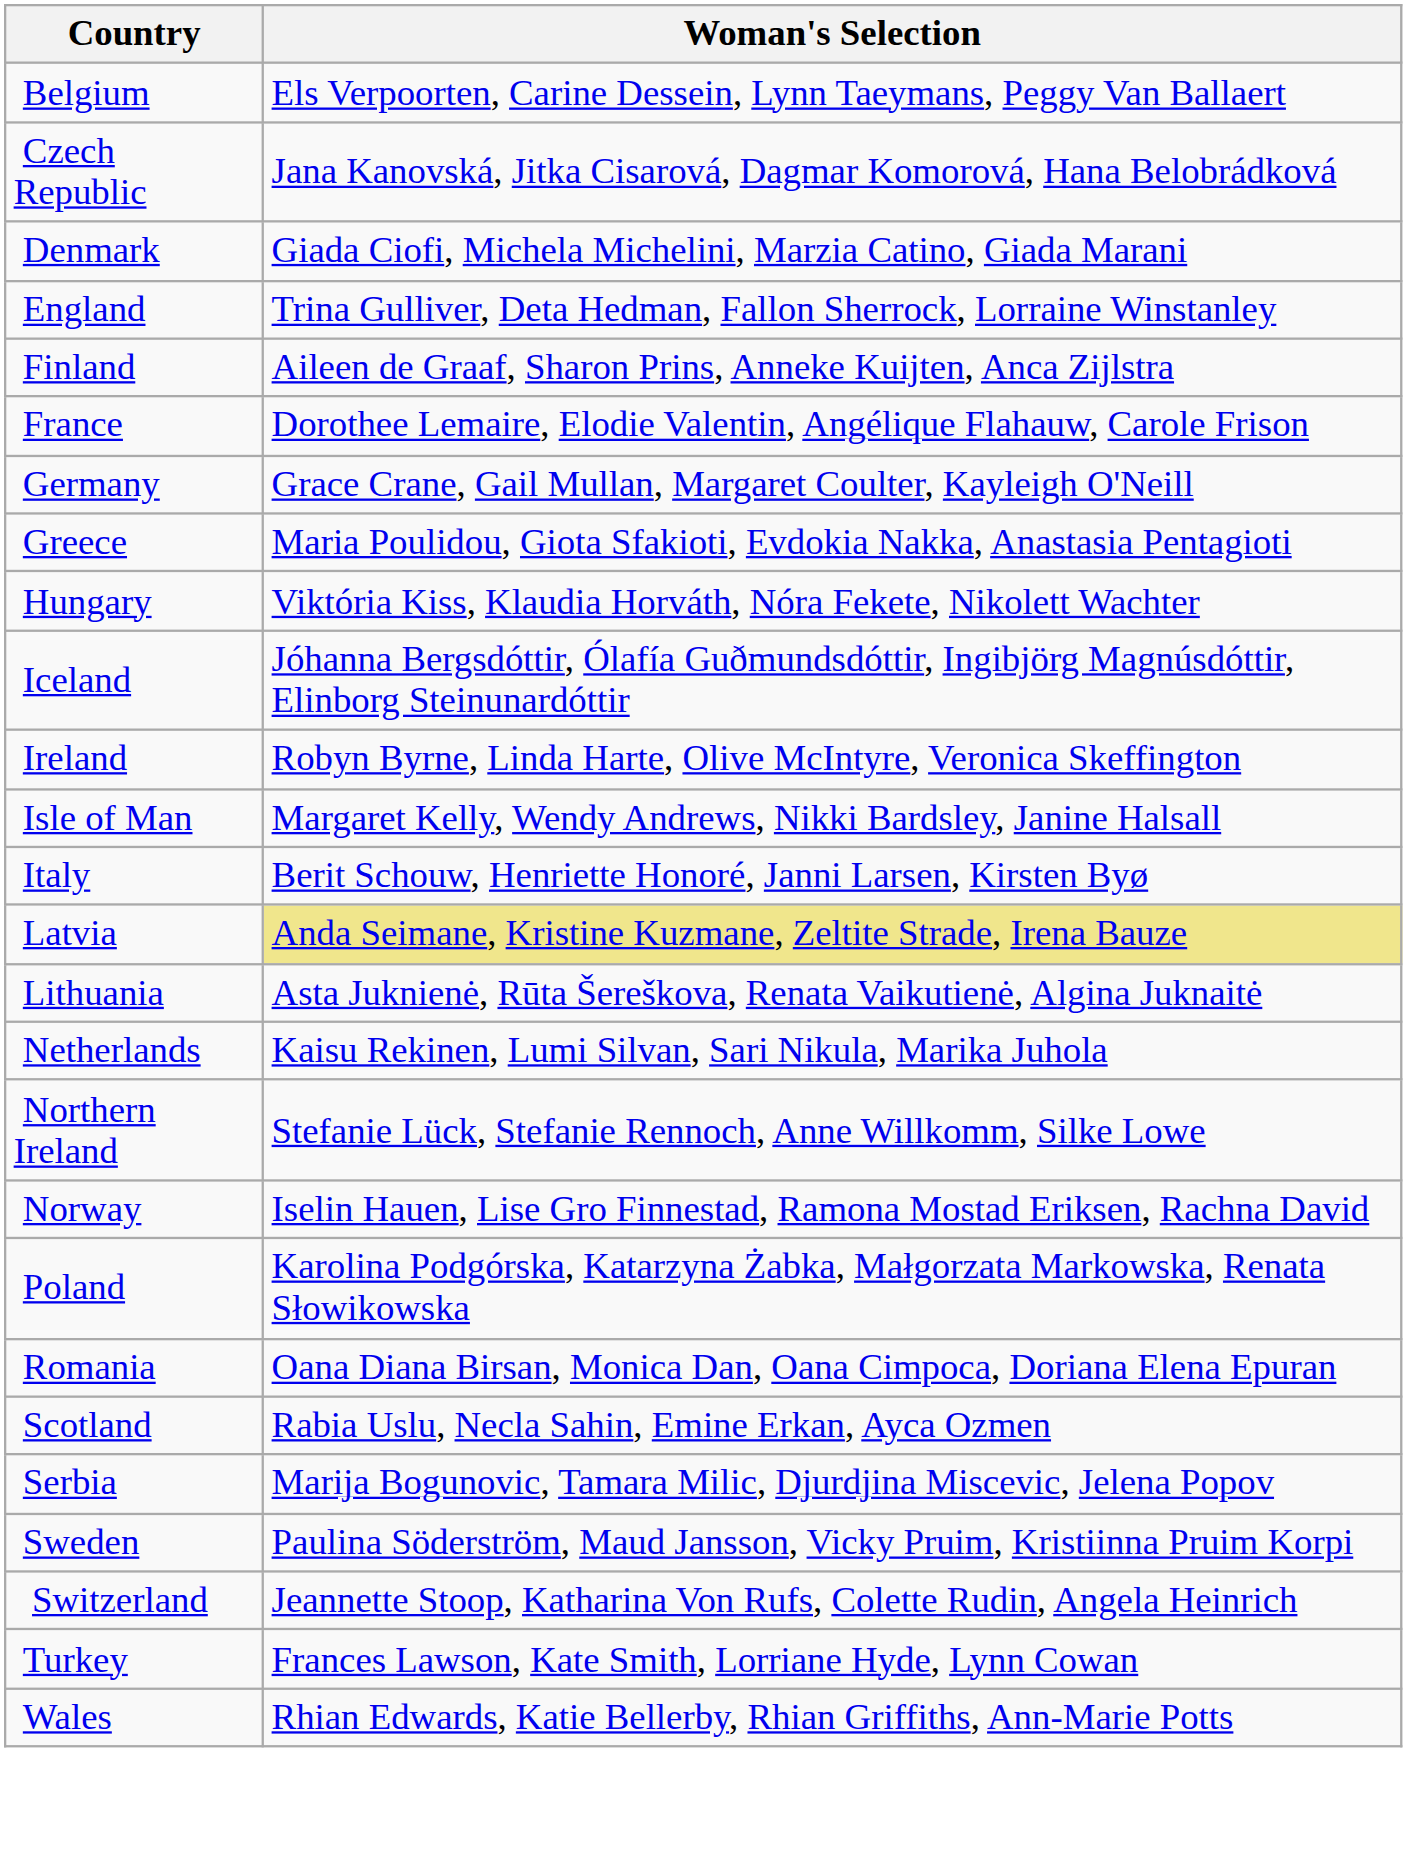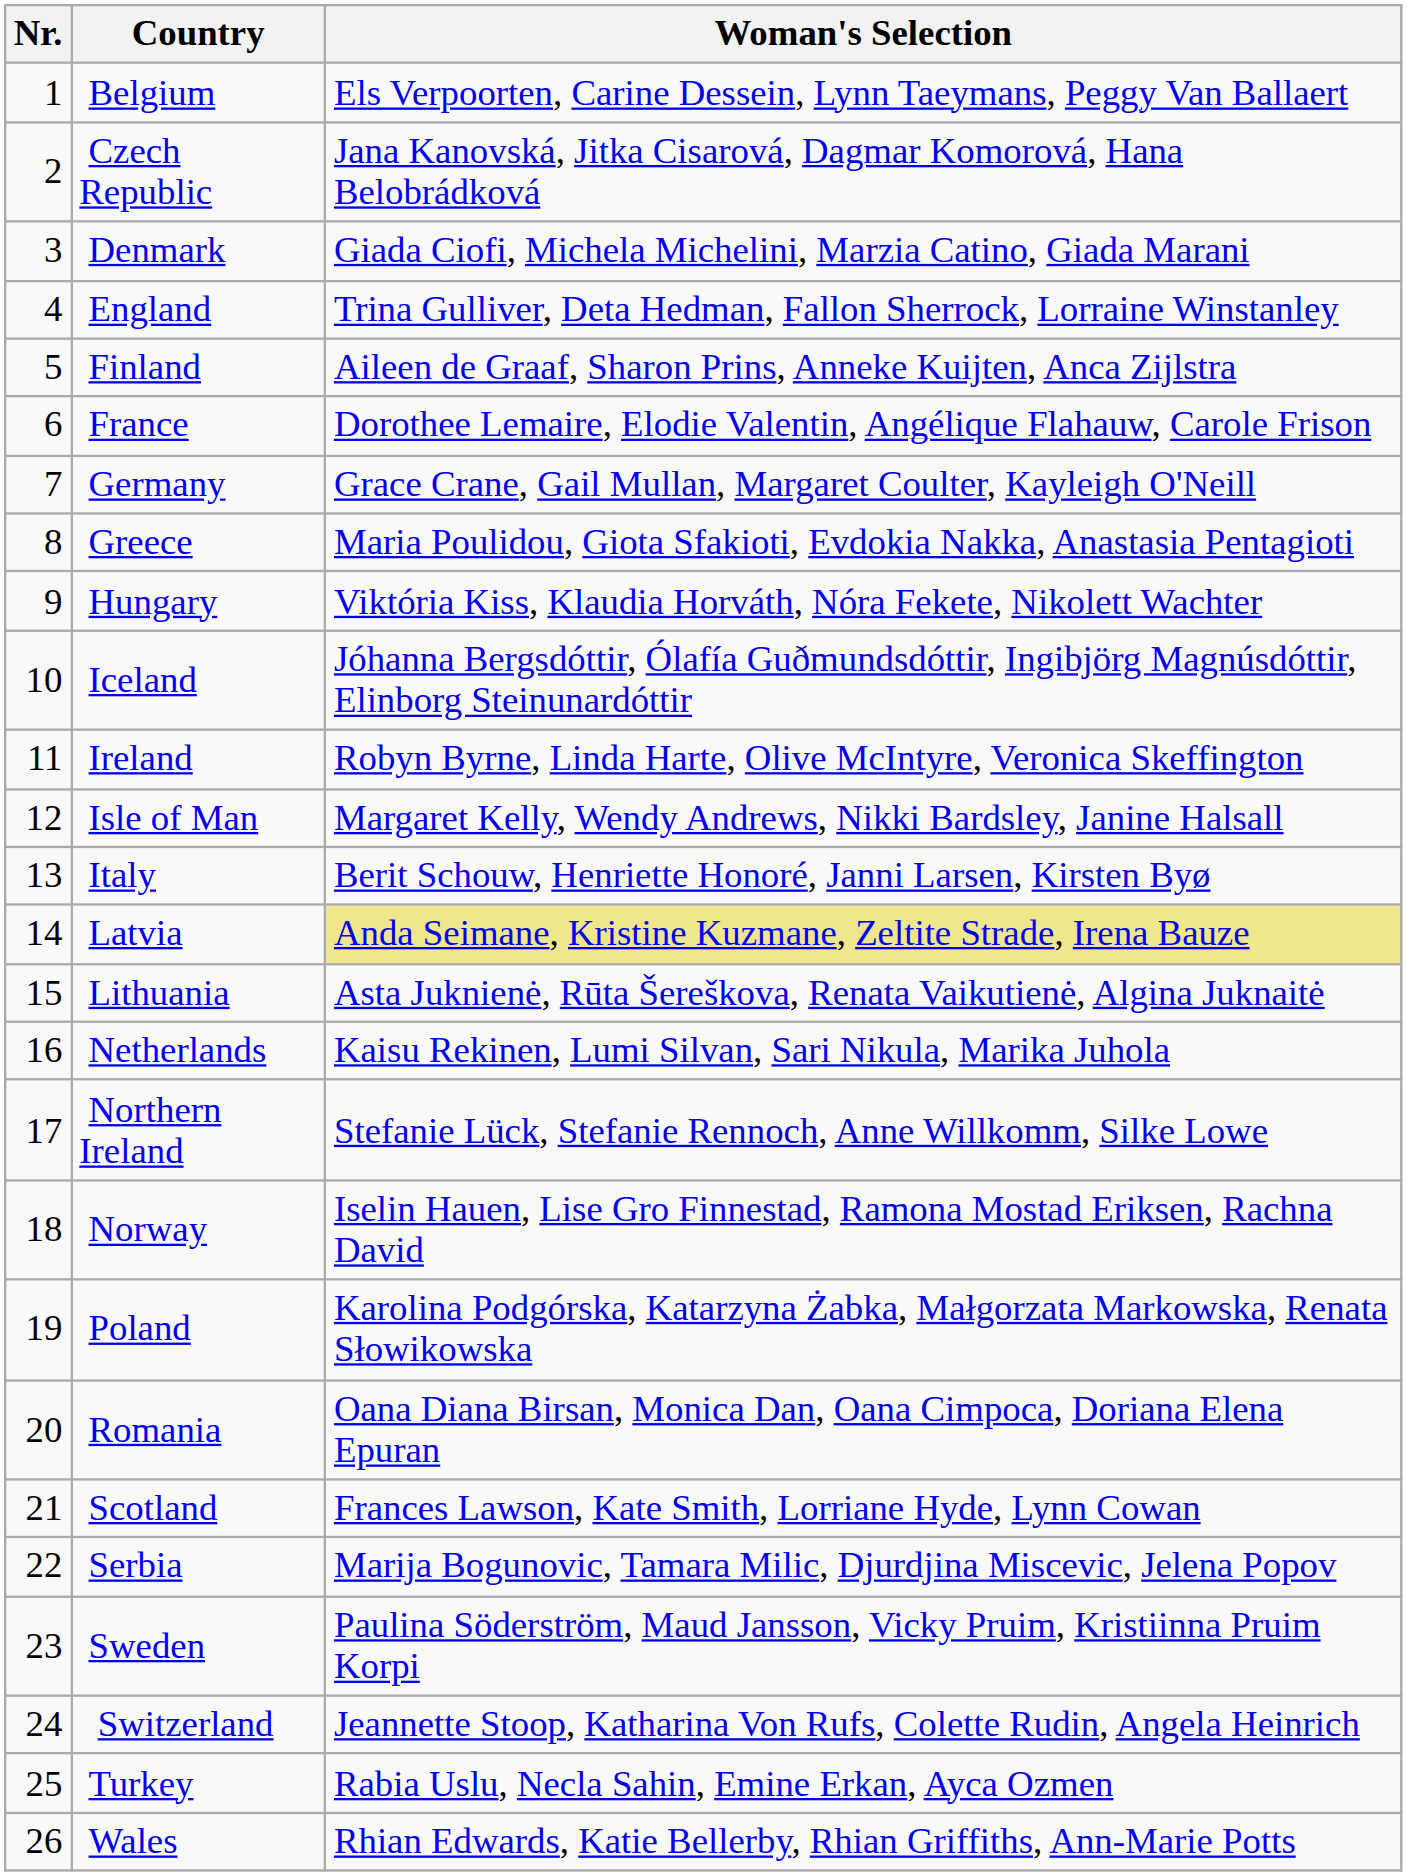+ column: (38, 33)
(661, 1424) Rabia Uslu, Necla Sahin, Emine Erkan, Ayca Ozmen -> (767, 1507) Frances Lawson, Kate Smith, Lorriane Hyde, Lynn Cowan
(705, 1658) Frances Lawson, Kate Smith, Lorriane Hyde, Lynn Cowan -> (724, 1782) Rabia Uslu, Necla Sahin, Emine Erkan, Ayca Ozmen
